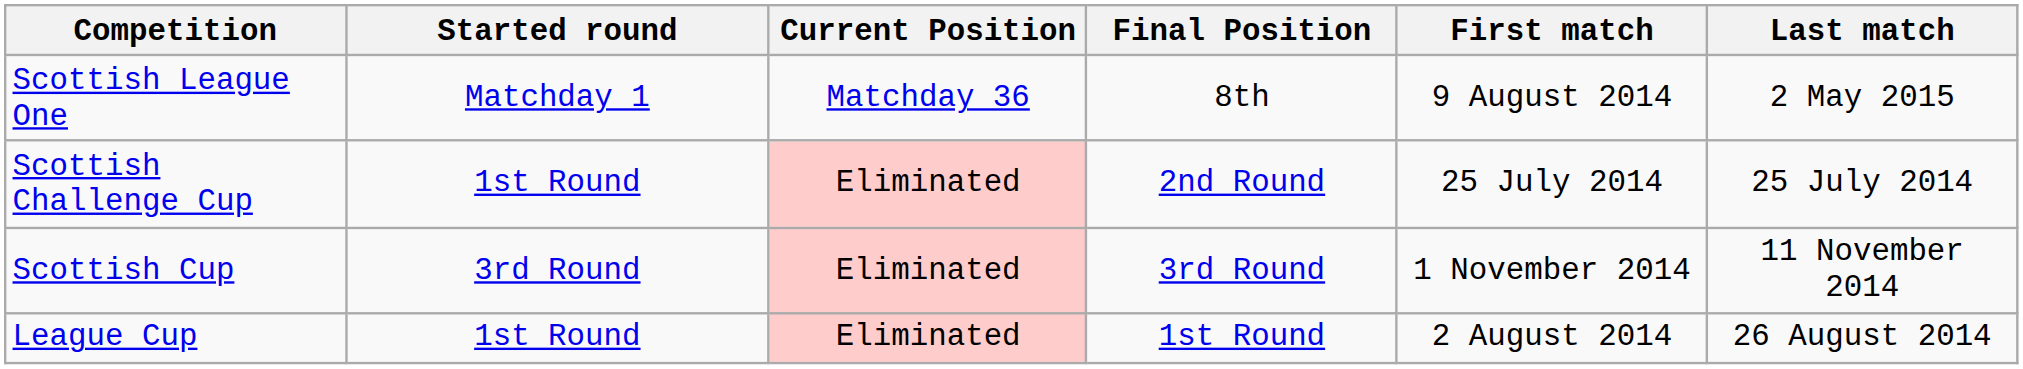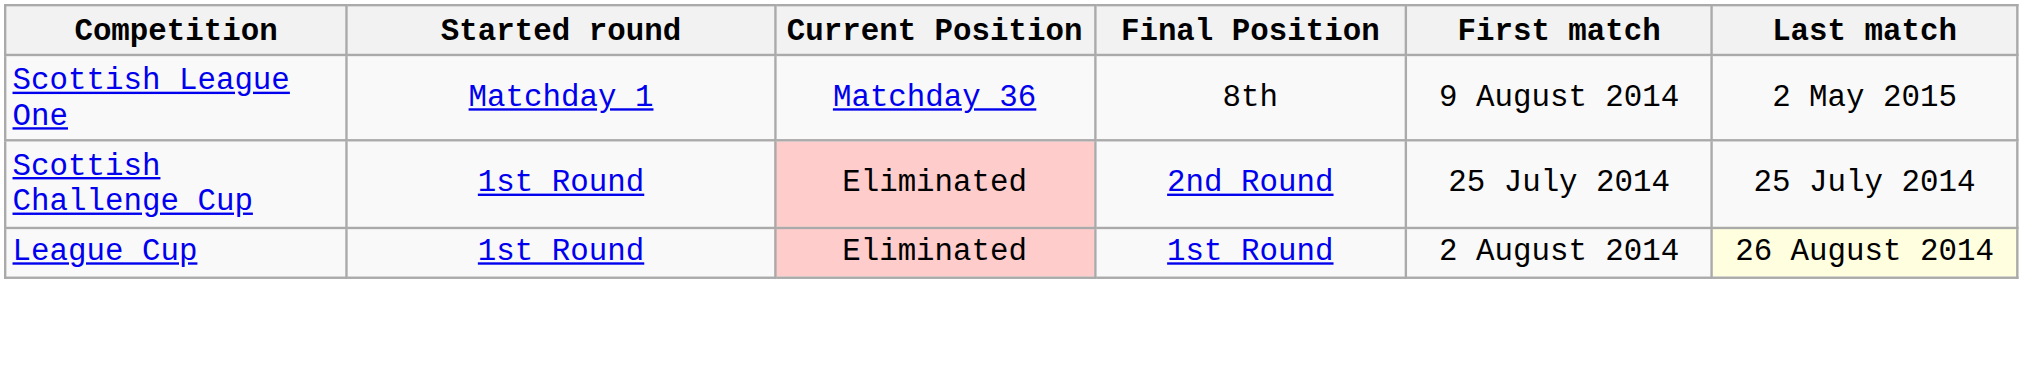- row: (123, 270)
(1862, 338) no background -> (1865, 252) lightyellow background
